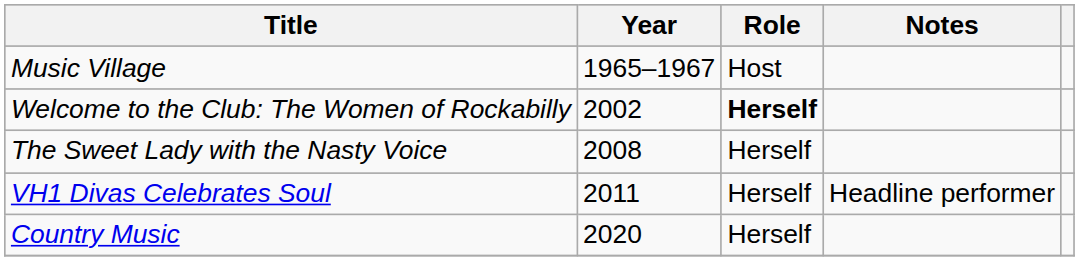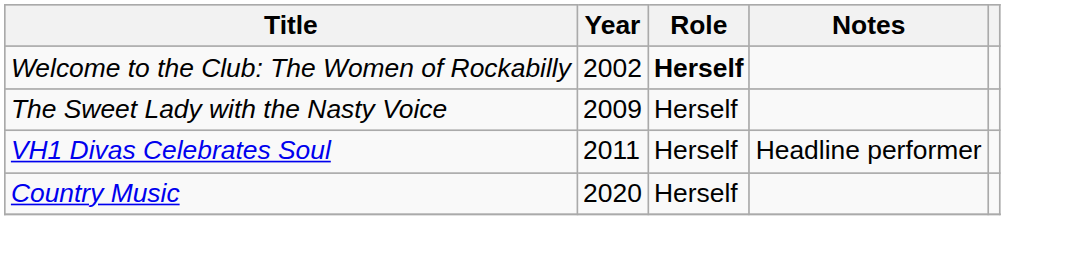- row: (88, 67)
(612, 151) 2008 -> (612, 109) 2009
